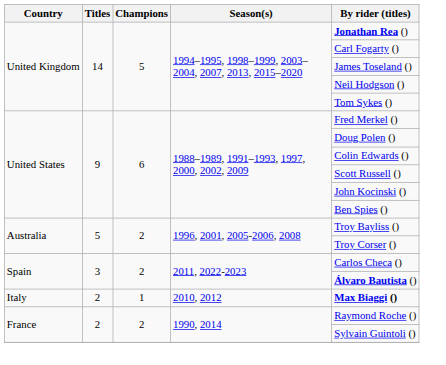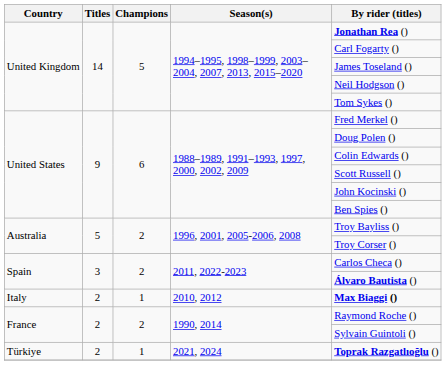+ row: (24, 351)
